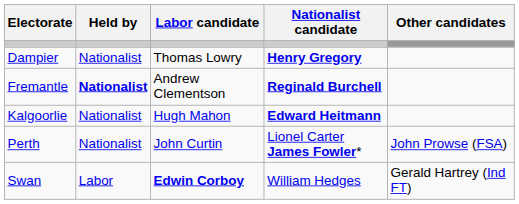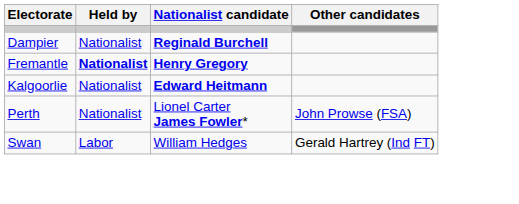- column: (207, 22)
(314, 57) Henry Gregory -> (211, 42) Reginald Burchell
(324, 86) Reginald Burchell -> (201, 63) Henry Gregory
